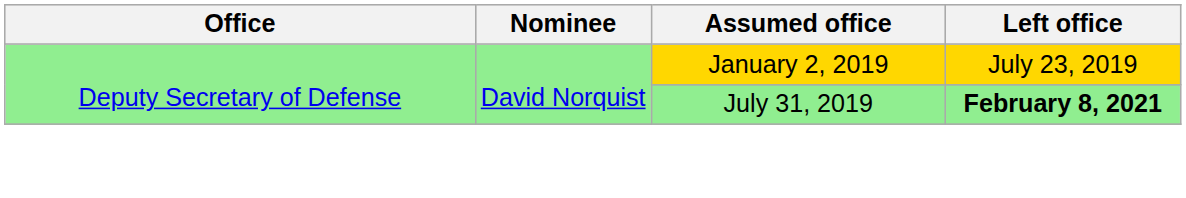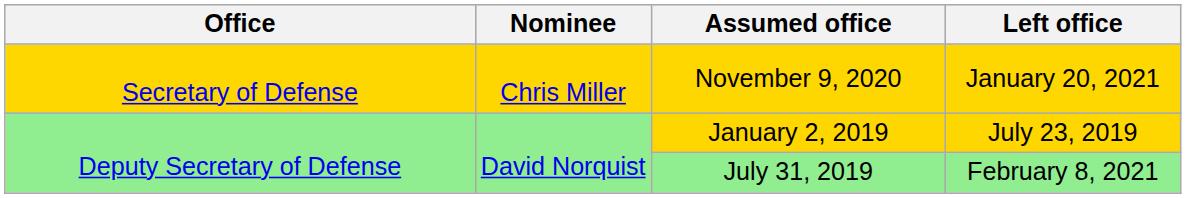+ row: (798, 78)
(1063, 104) bold -> (1063, 172) normal
